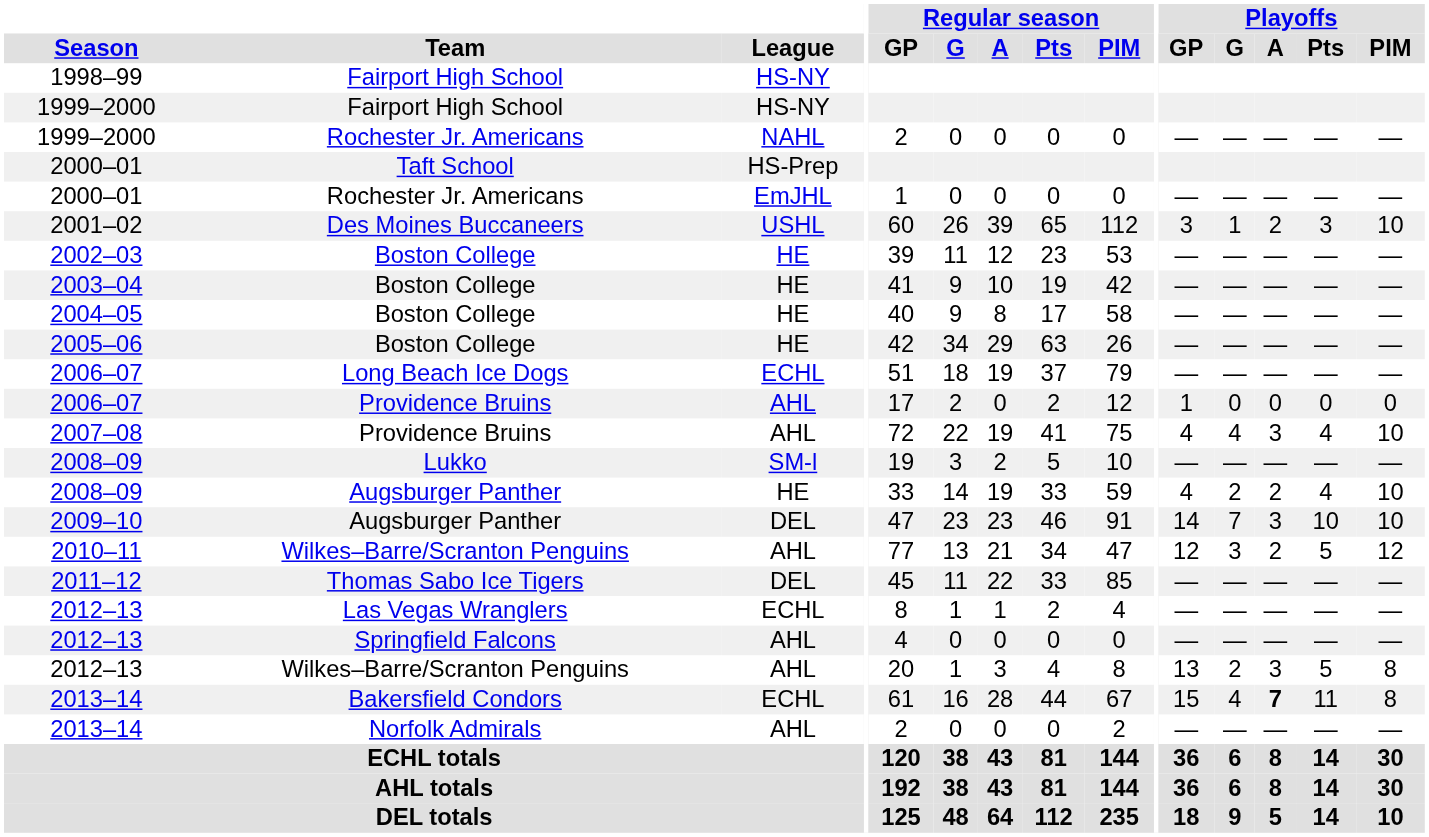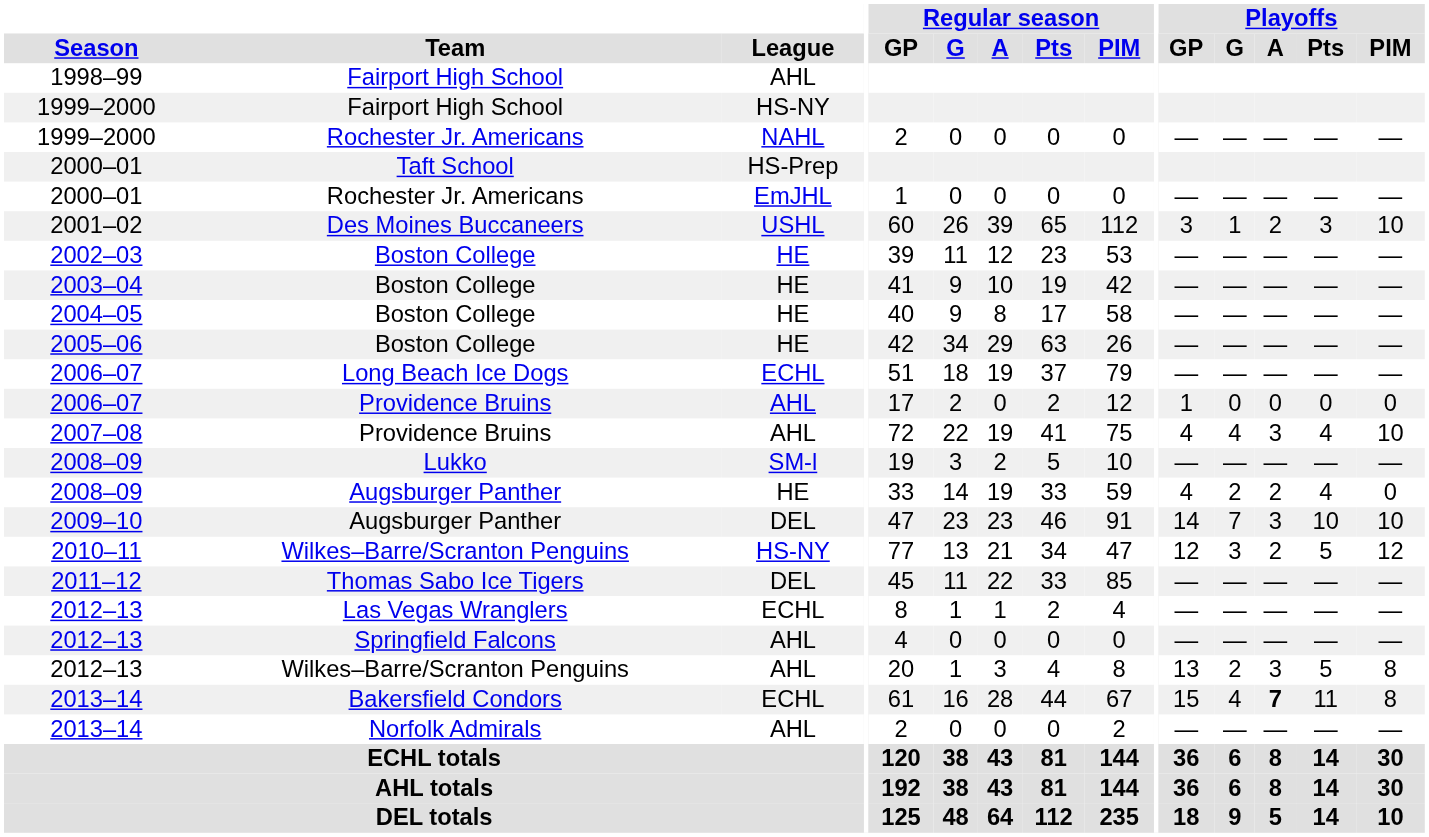(793, 77) HS-NY -> (793, 77) AHL
(1390, 492) 10 -> (1390, 492) 0
(793, 551) AHL -> (793, 551) HS-NY
